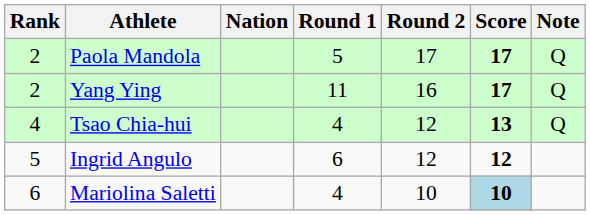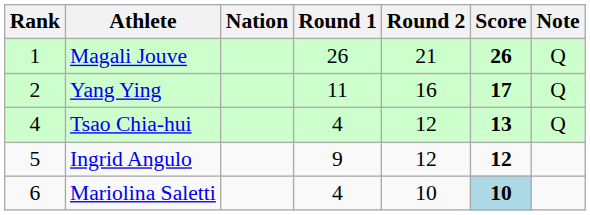+ row: (129, 55)
- row: (135, 55)
(337, 158) 6 -> (337, 158) 9
